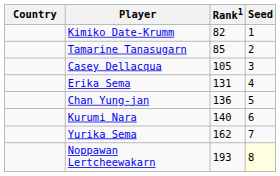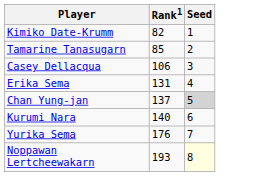- column: (35, 14)
(222, 66) 105 -> (161, 66) 106
(222, 100) 136 -> (161, 100) 137
(251, 100) no background -> (190, 100) lightgrey background
(222, 134) 162 -> (161, 134) 176
